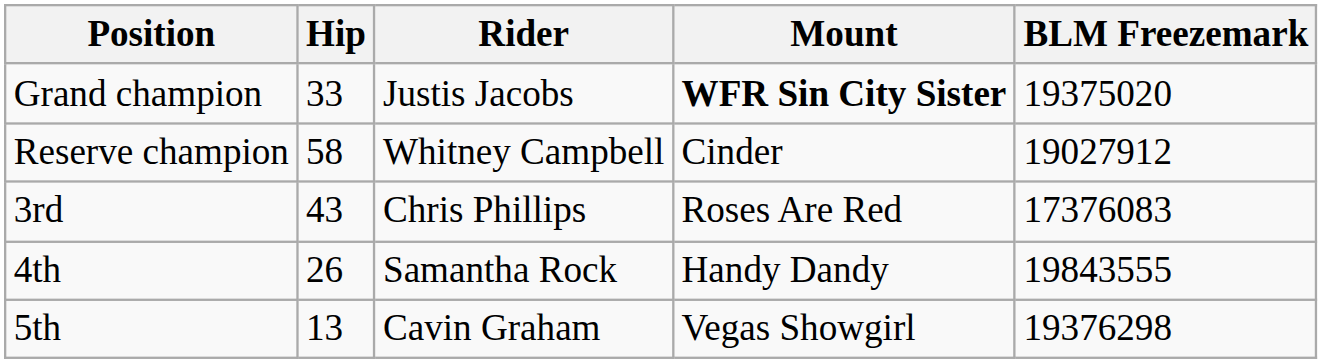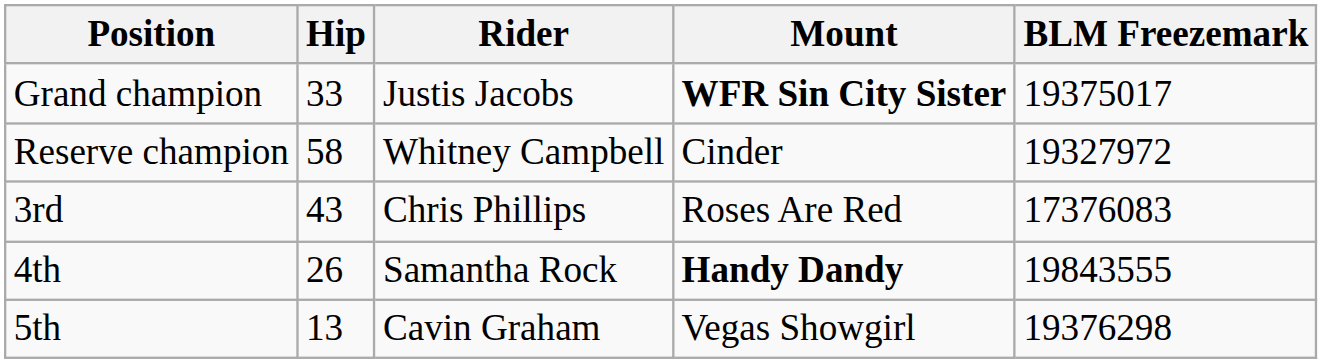(1098, 92) 19375020 -> (1098, 92) 19375017
(1098, 151) 19027912 -> (1098, 151) 19327972
(785, 269) normal -> (792, 269) bold
